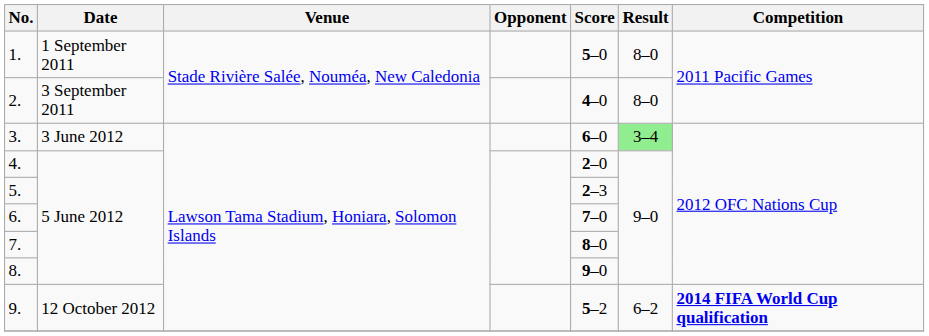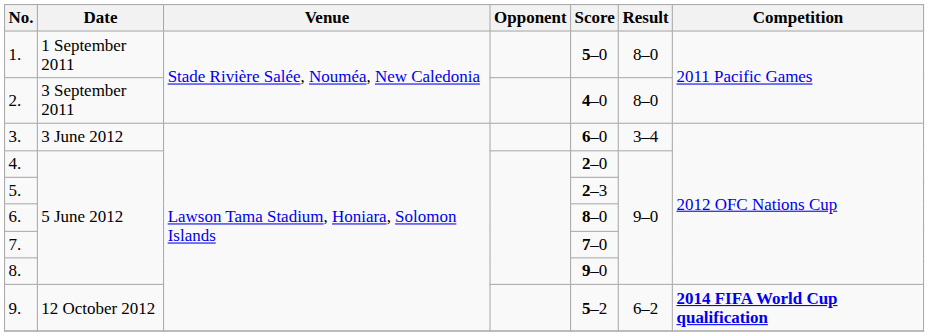(646, 136) lightgreen background -> (646, 136) no background
(595, 217) 7–0 -> (595, 217) 8–0
(595, 244) 8–0 -> (595, 244) 7–0
